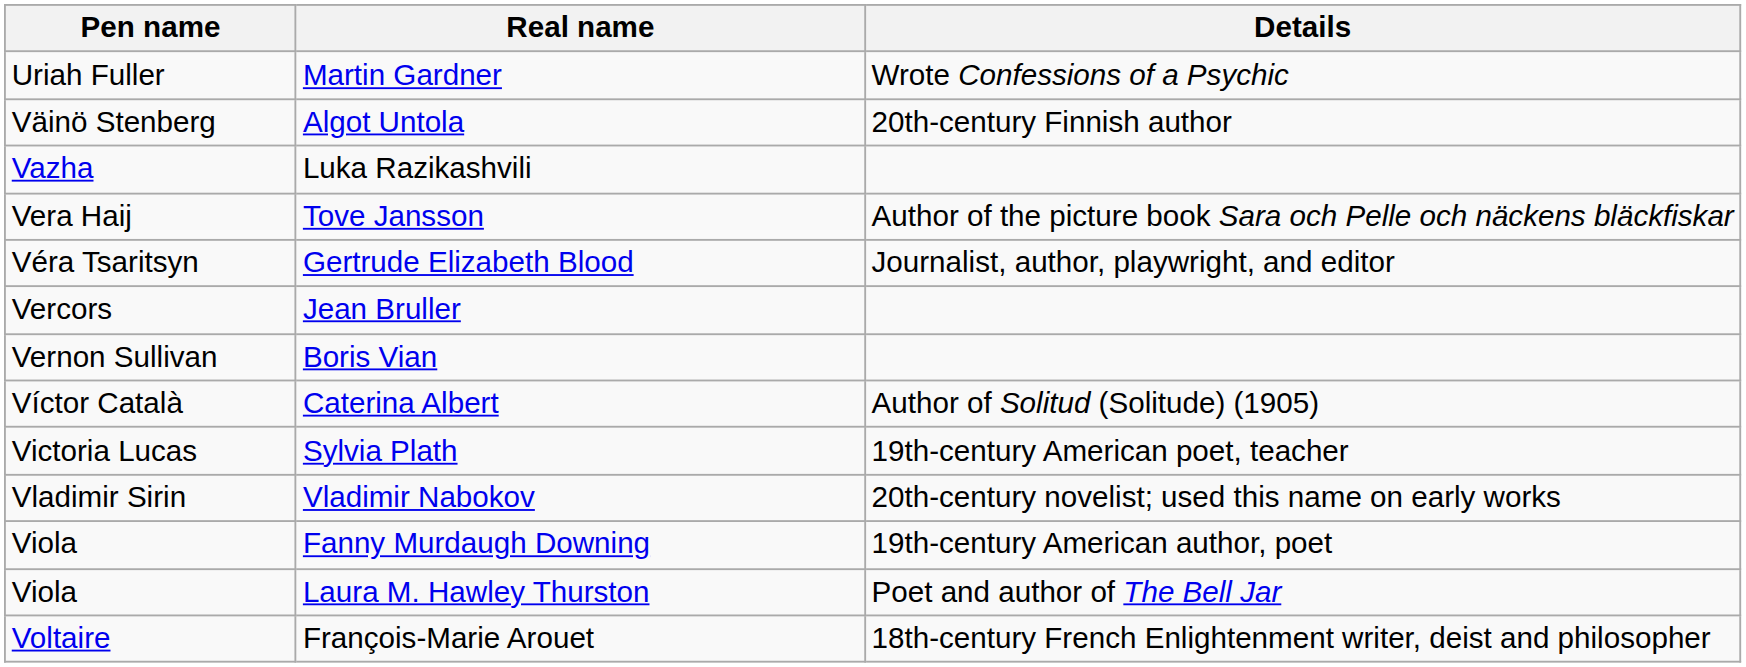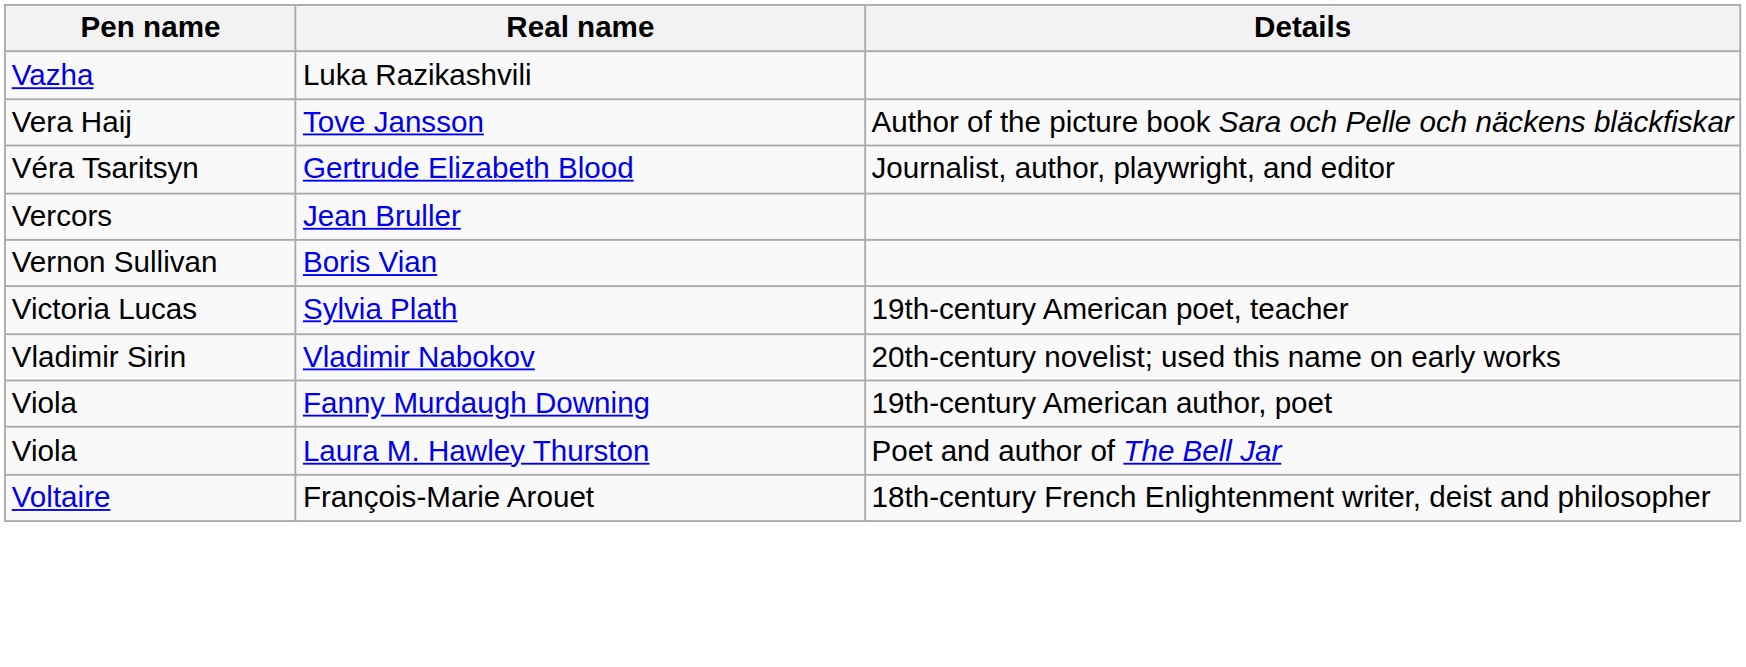- row: (402, 74)
- row: (384, 121)
- row: (401, 403)
